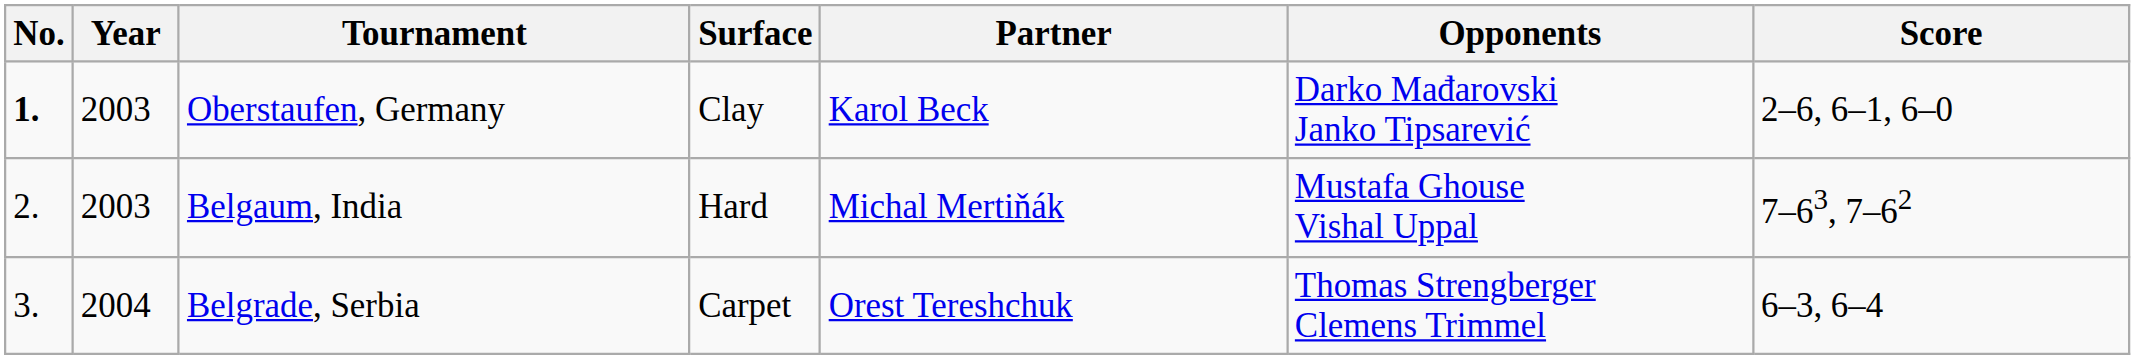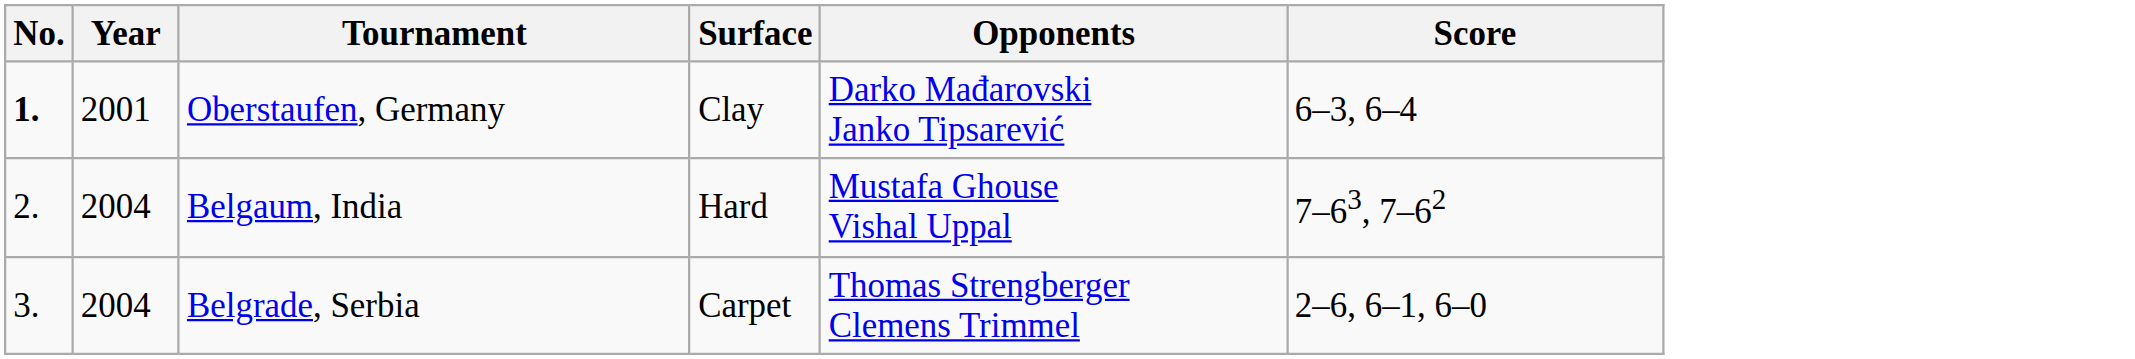- column: (1054, 32)
(116, 109) 2003 -> (116, 109) 2001
(1857, 109) 2–6, 6–1, 6–0 -> (1356, 109) 6–3, 6–4
(116, 206) 2003 -> (116, 206) 2004
(1822, 303) 6–3, 6–4 -> (1391, 303) 2–6, 6–1, 6–0
